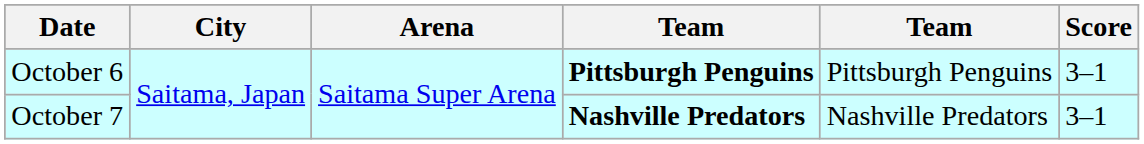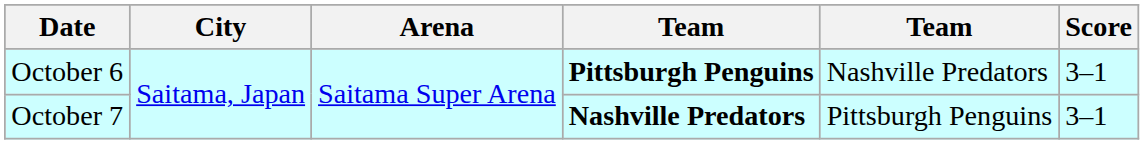(939, 71) Pittsburgh Penguins -> (937, 71) Nashville Predators
(937, 116) Nashville Predators -> (939, 116) Pittsburgh Penguins
